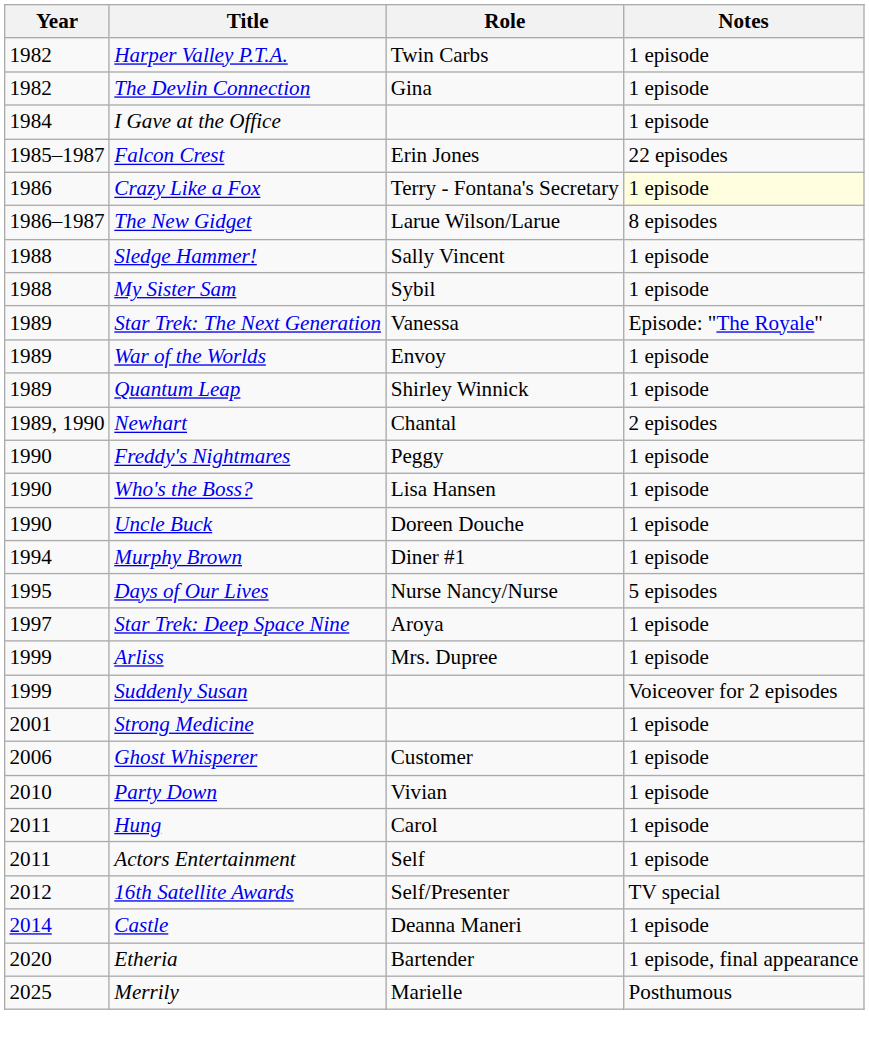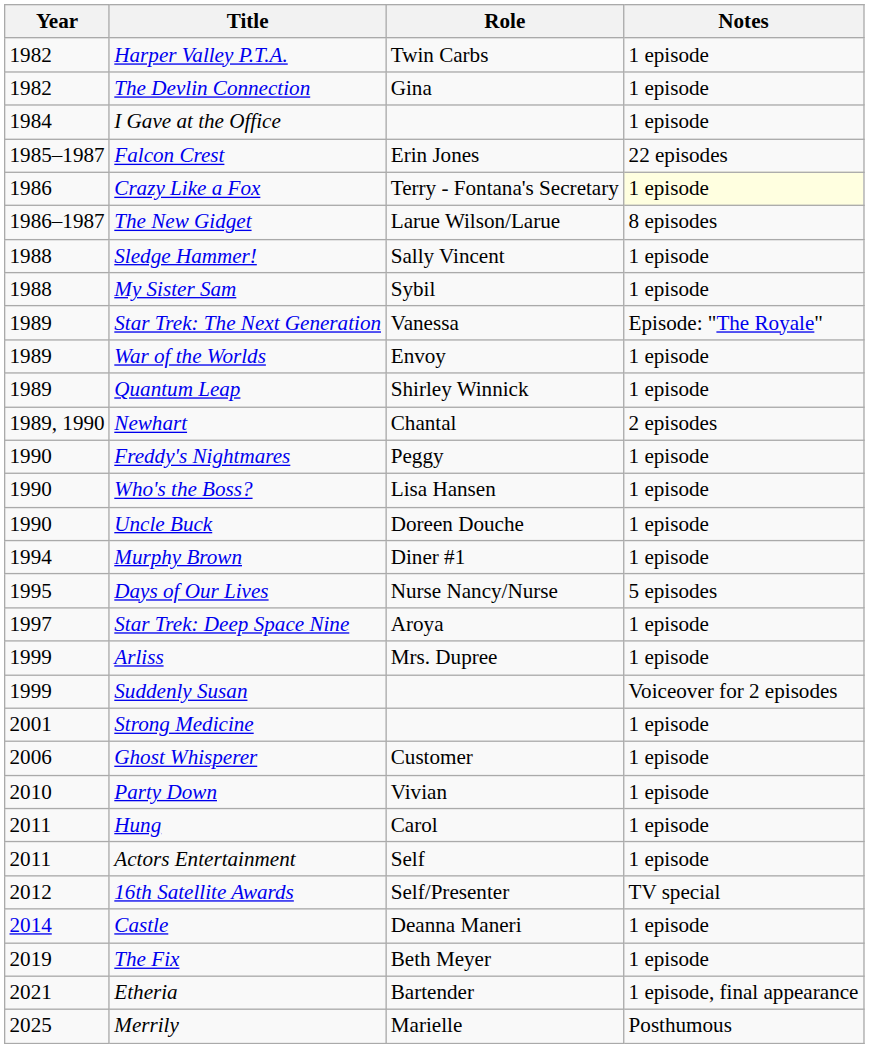+ row: (147, 959)
(31, 959) 2020 -> (31, 992) 2021
